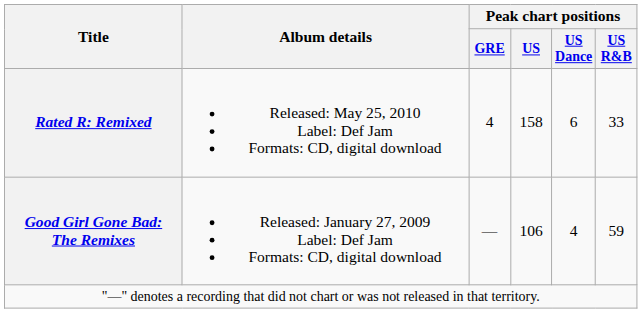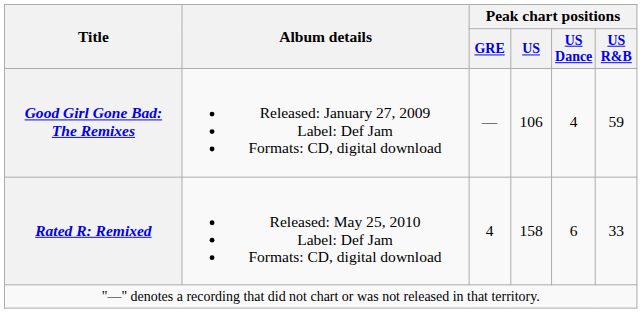rows swapped: (93, 230) <-> (93, 122)
